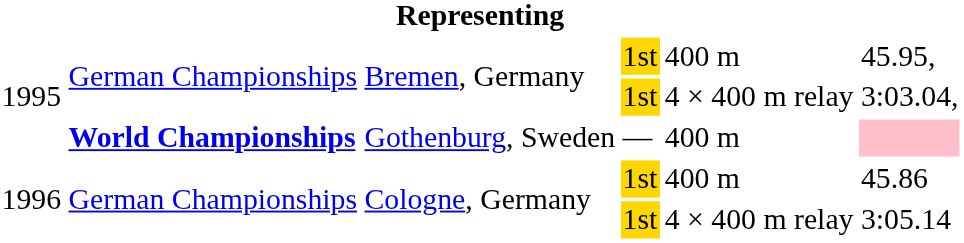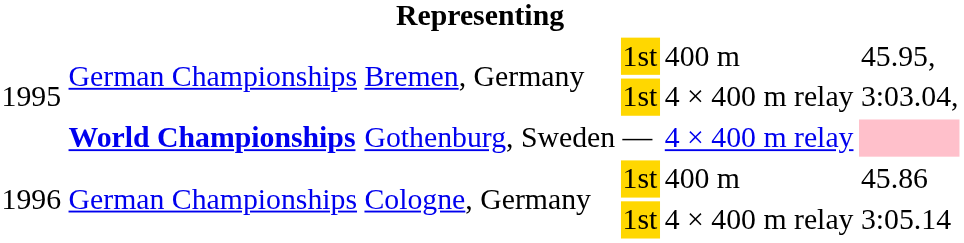(702, 137) 400 m -> (759, 137) 4 × 400 m relay
